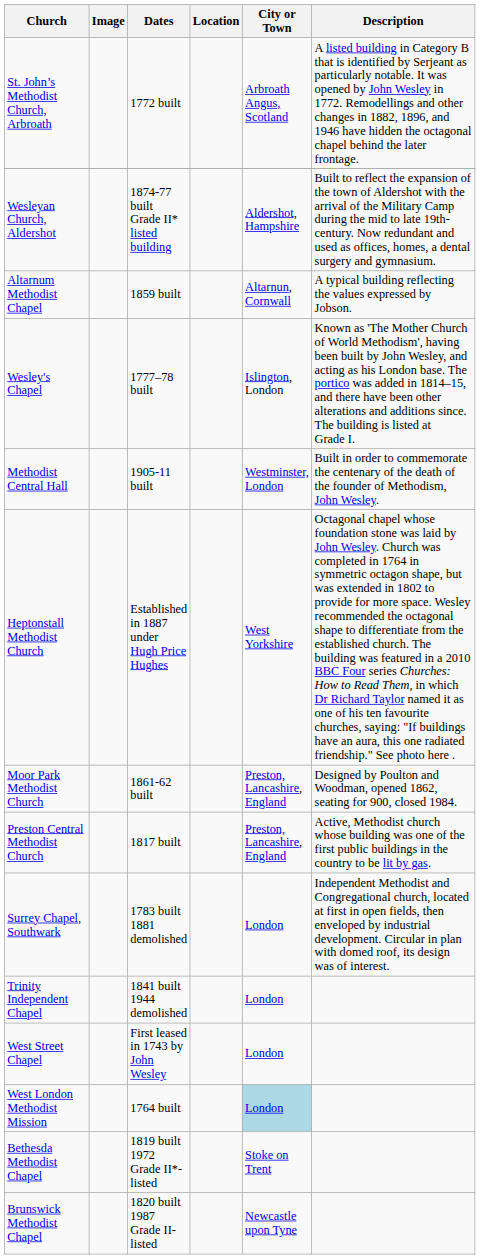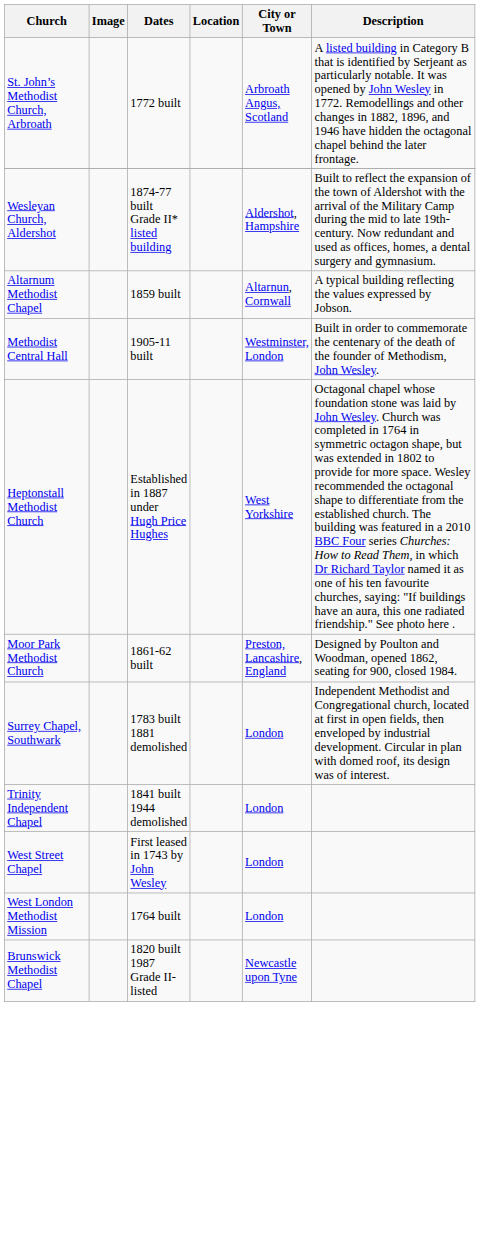- row: (29, 383)
- row: (45, 842)
(264, 1108) lightblue background -> (264, 916) no background
- row: (32, 1162)
